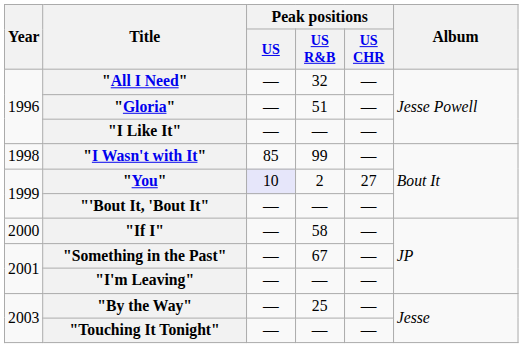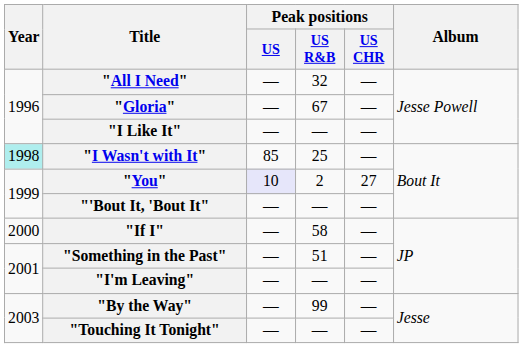(320, 106) 51 -> (320, 106) 67
(24, 156) no background -> (24, 156) paleturquoise background
(320, 156) 99 -> (320, 156) 25
(320, 255) 67 -> (320, 255) 51
(320, 305) 25 -> (320, 305) 99
